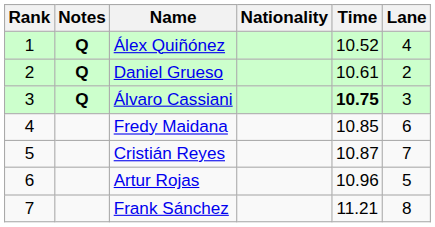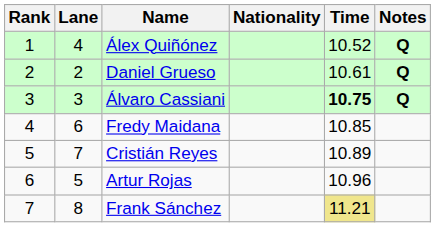columns swapped: (407, 18) <-> (82, 18)
(357, 153) 10.87 -> (350, 153) 10.89
(357, 208) no background -> (350, 208) khaki background
